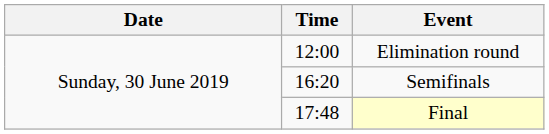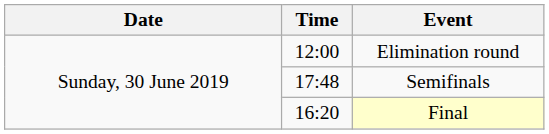(317, 81) 16:20 -> (317, 81) 17:48
(317, 112) 17:48 -> (317, 112) 16:20
